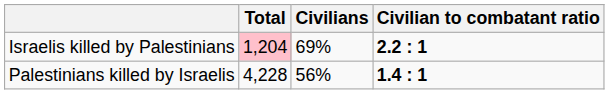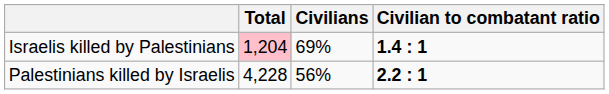(402, 46) 2.2 : 1 -> (402, 46) 1.4 : 1
(402, 74) 1.4 : 1 -> (402, 74) 2.2 : 1
